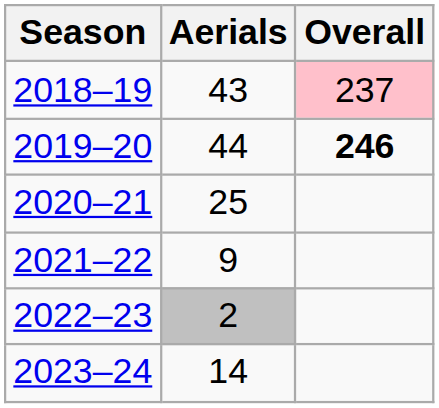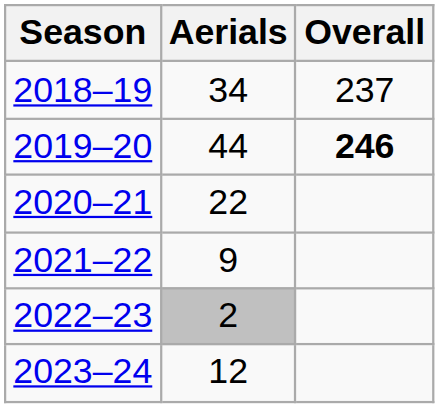(228, 89) 43 -> (228, 89) 34
(365, 89) pink background -> (365, 89) no background
(228, 202) 25 -> (228, 202) 22
(228, 372) 14 -> (228, 372) 12
